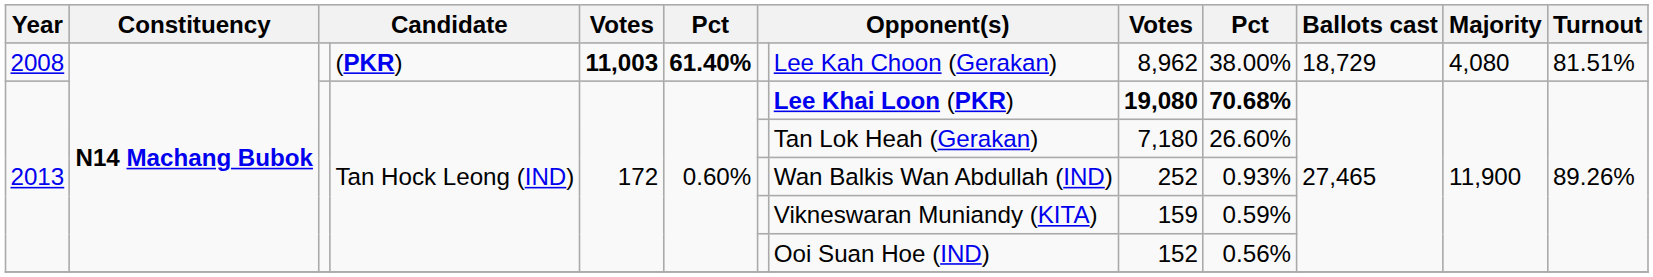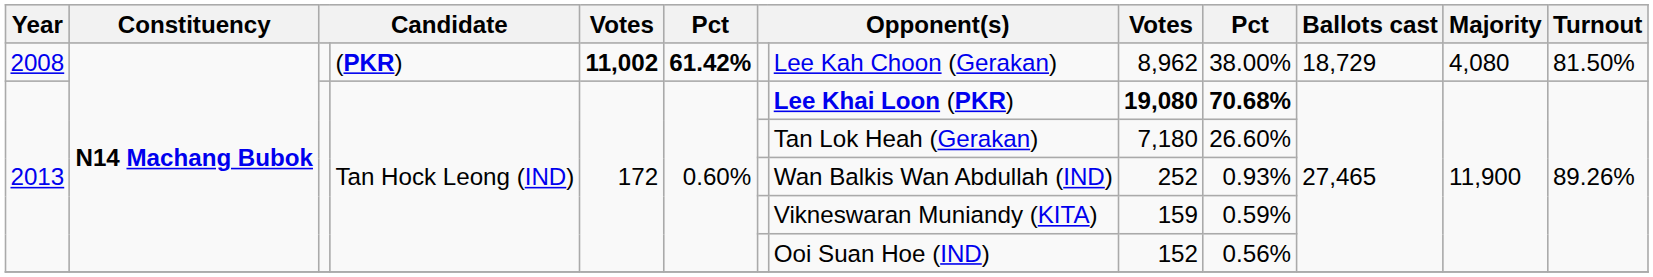(622, 62) 11,003 -> (622, 62) 11,002
(710, 62) 61.40% -> (710, 62) 61.42%
(1594, 62) 81.51% -> (1594, 62) 81.50%
